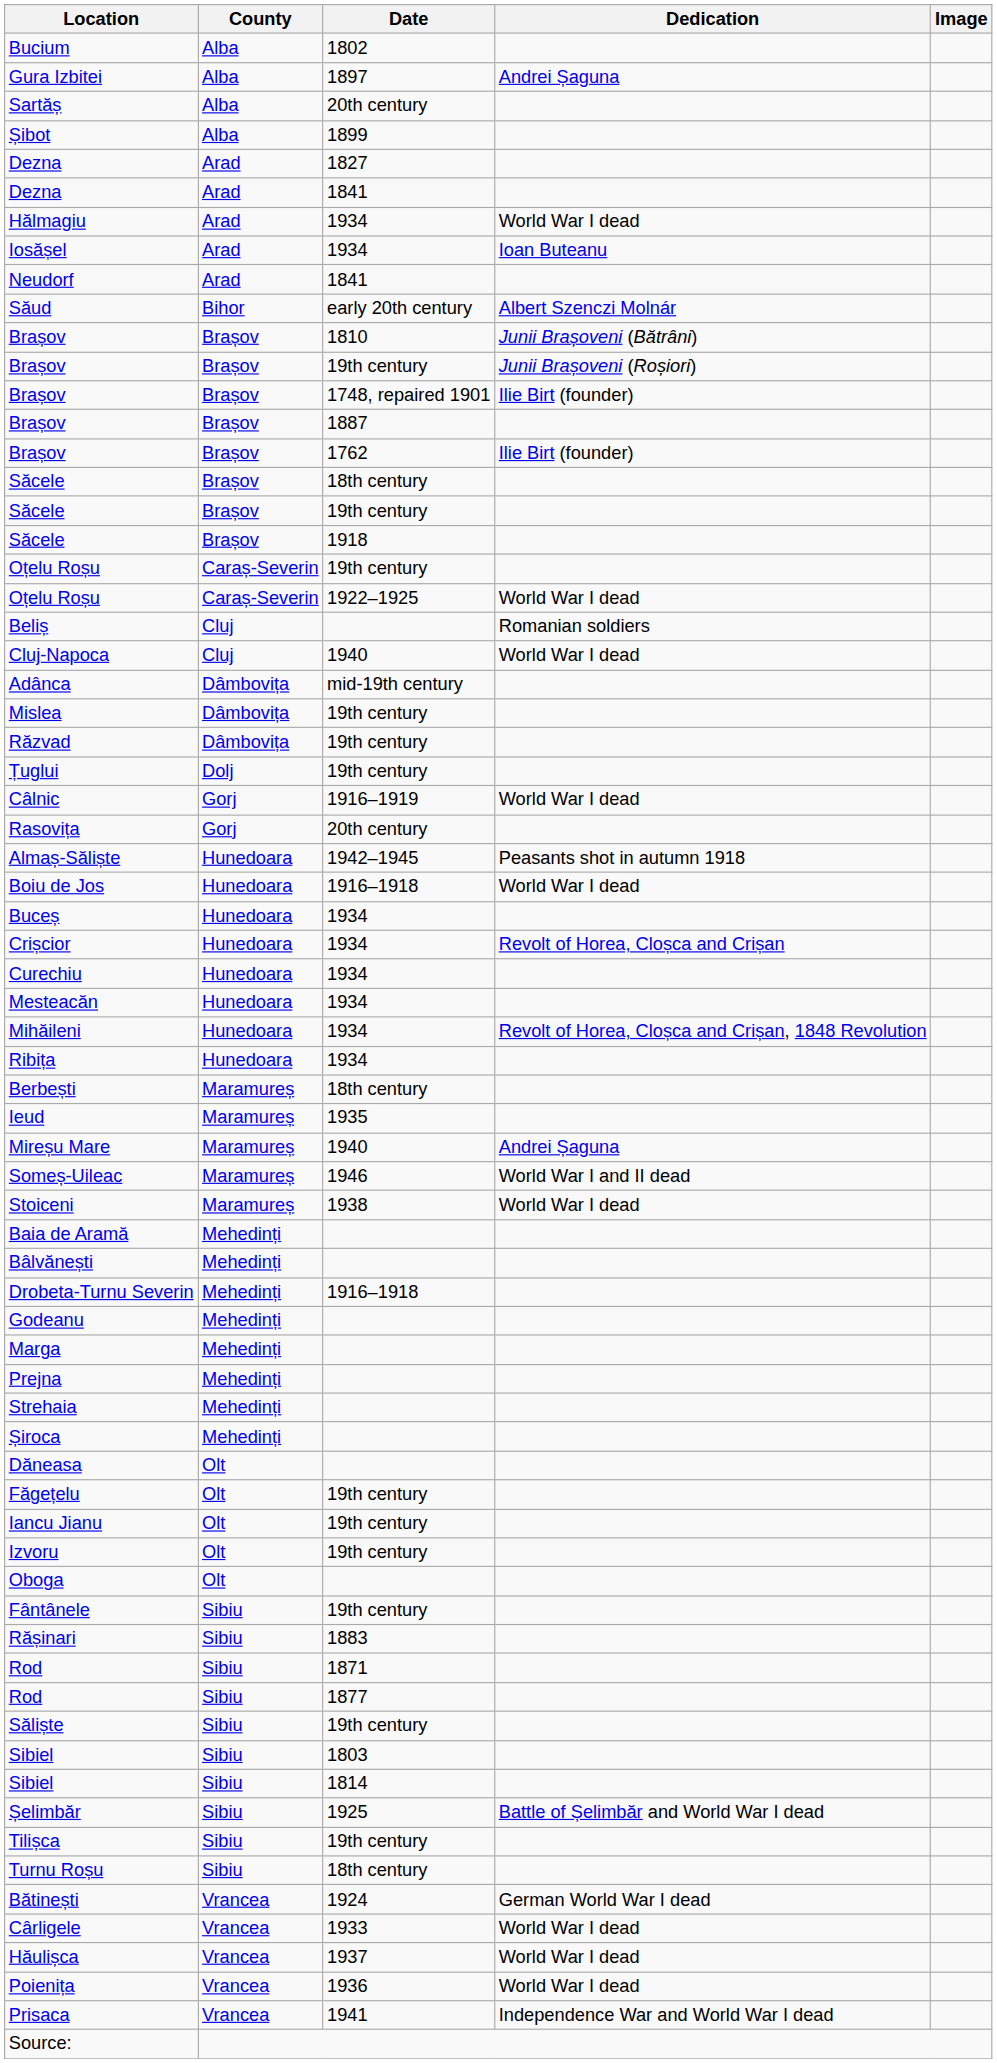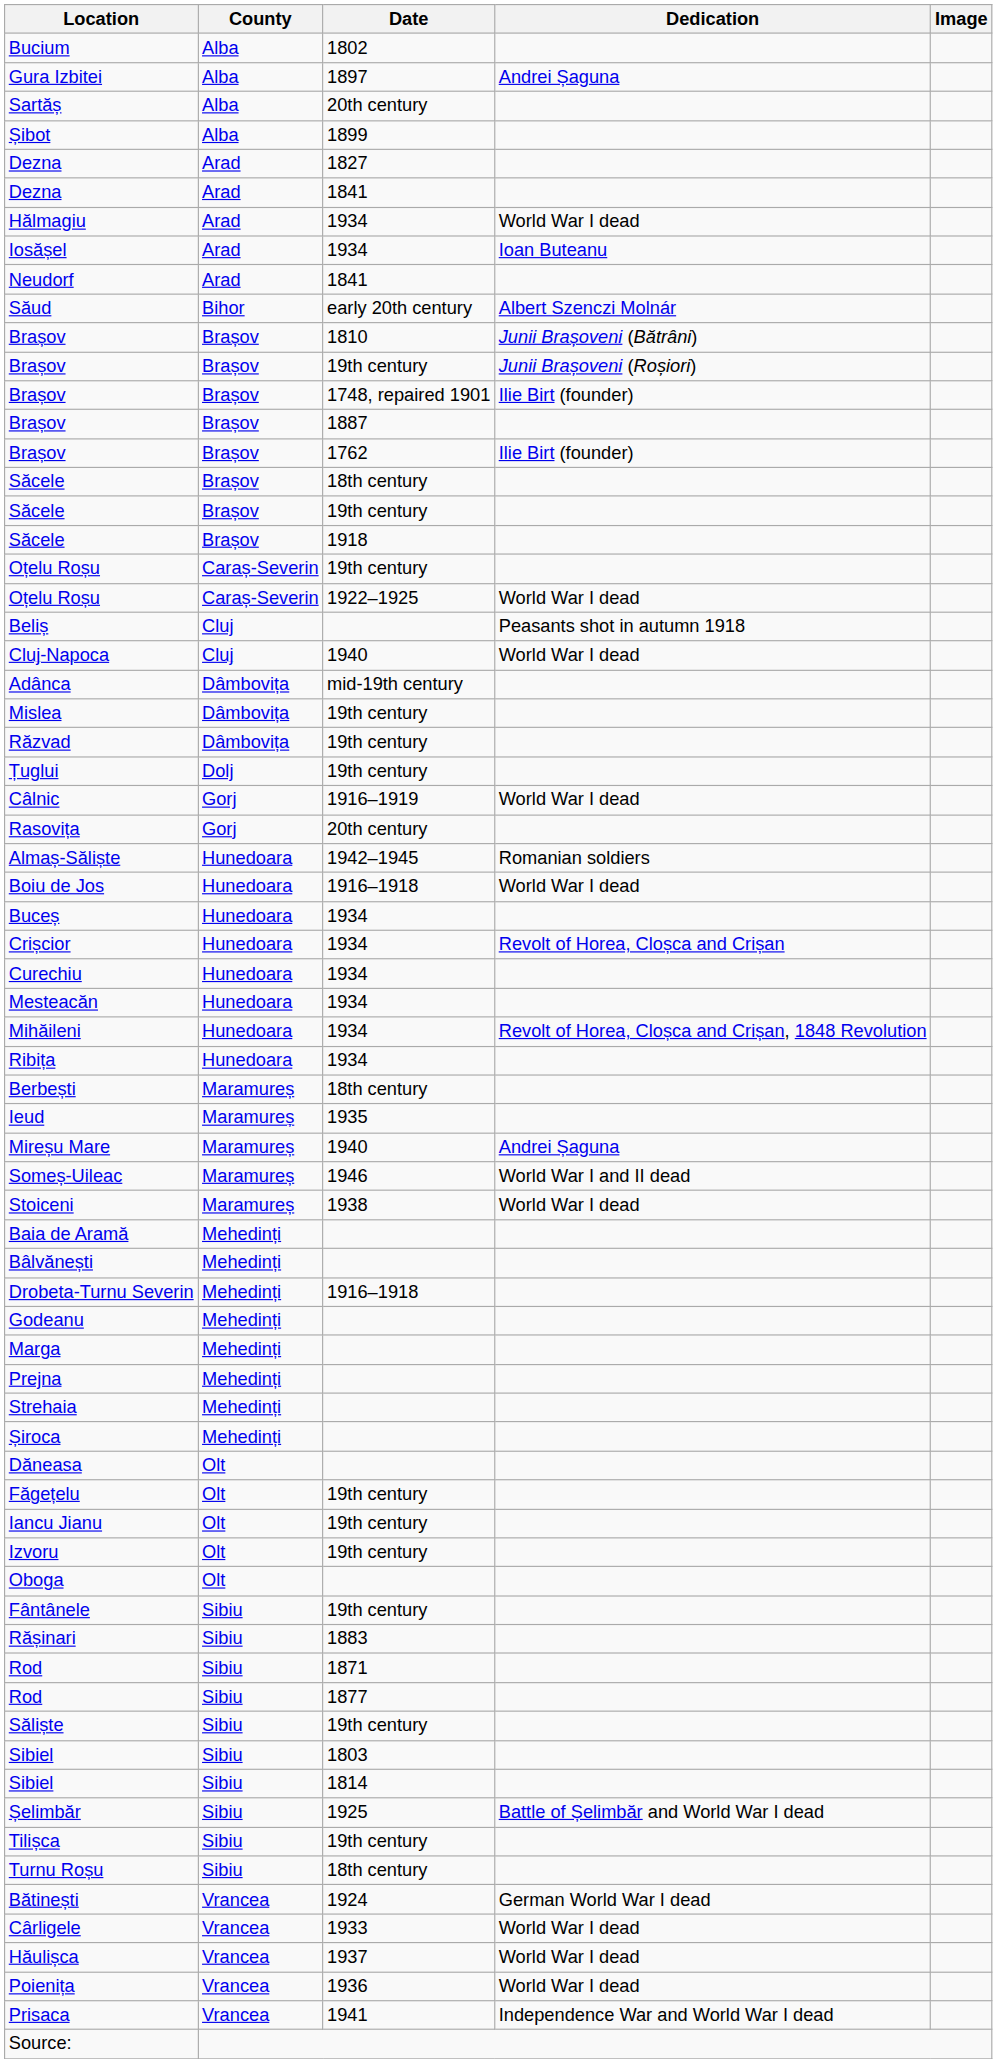(574, 626) Romanian soldiers -> (622, 626) Peasants shot in autumn 1918
(622, 857) Peasants shot in autumn 1918 -> (574, 857) Romanian soldiers
